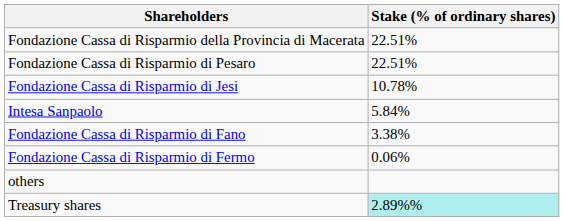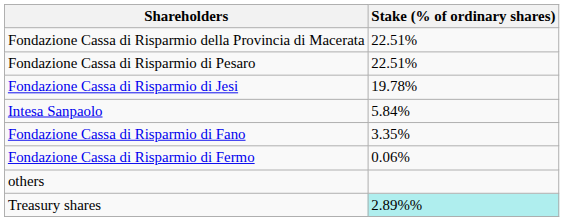(394, 87) 10.78% -> (394, 87) 19.78%
(391, 134) 3.38% -> (391, 134) 3.35%
